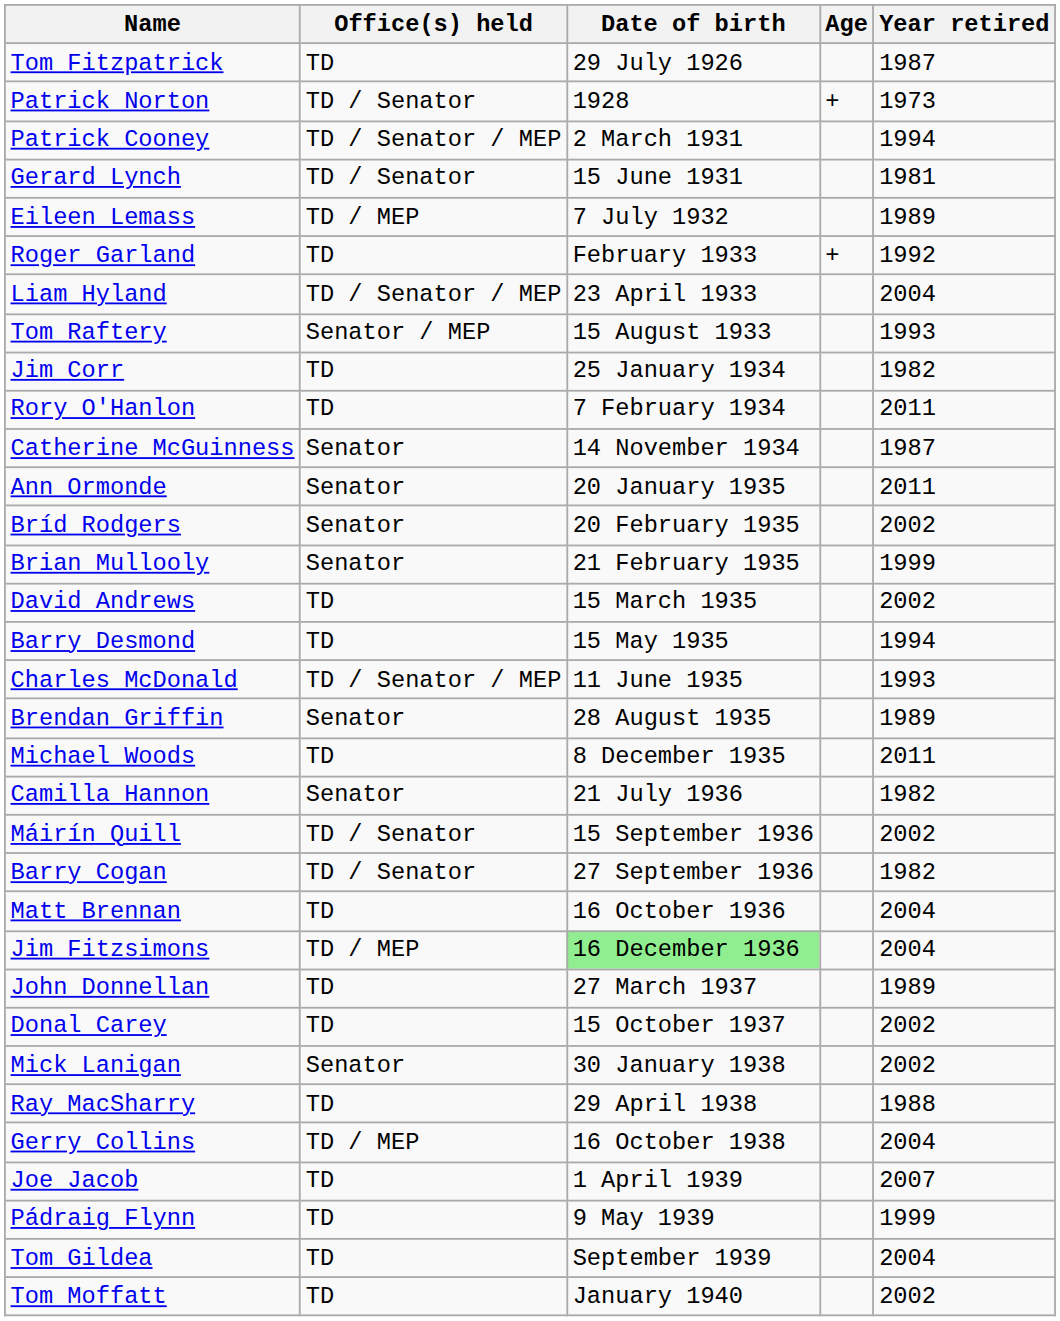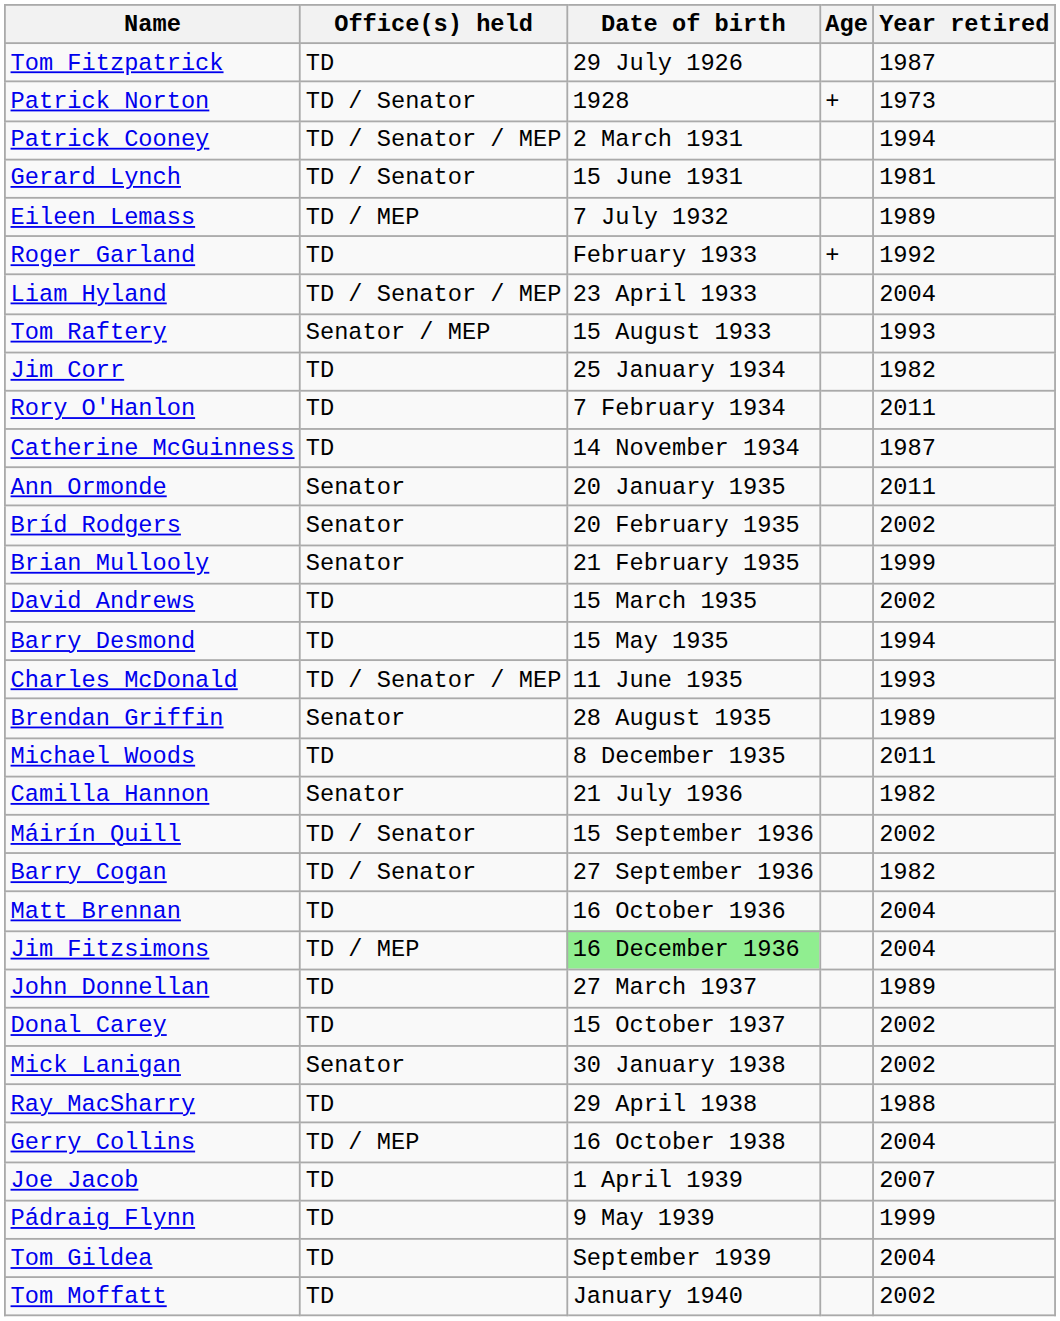(355, 448) Senator -> (320, 448) TD
